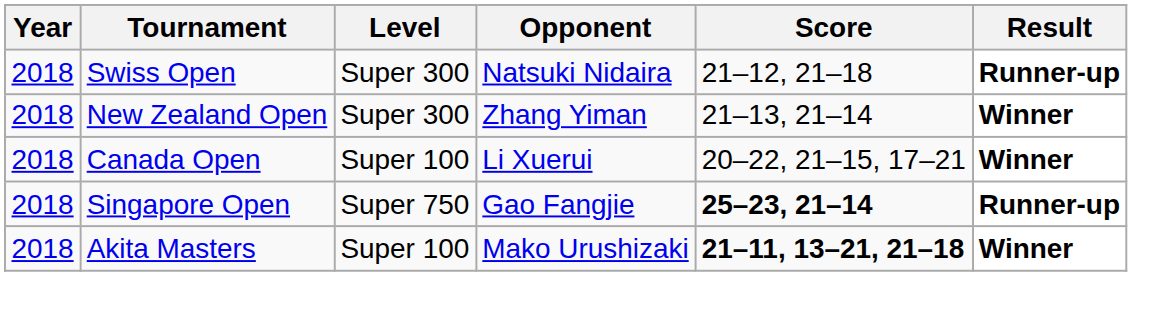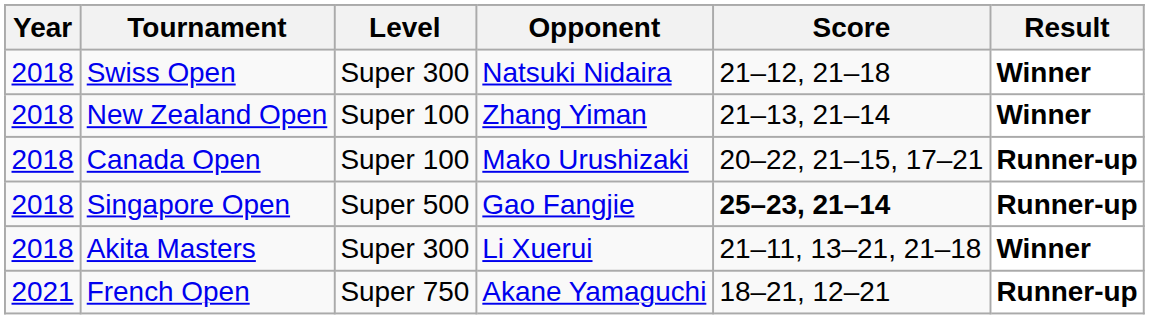(1049, 72) Runner-up -> (1044, 72) Winner
(405, 116) Super 300 -> (405, 116) Super 100
(537, 160) Li Xuerui -> (586, 160) Mako Urushizaki
(1026, 160) Winner -> (1067, 160) Runner-up
(405, 204) Super 750 -> (405, 204) Super 500
(405, 248) Super 100 -> (405, 248) Super 300
(586, 248) Mako Urushizaki -> (537, 248) Li Xuerui
(833, 248) bold -> (850, 248) normal
+ row: (168, 292)
